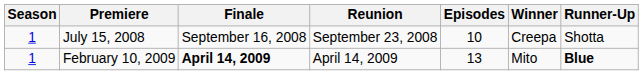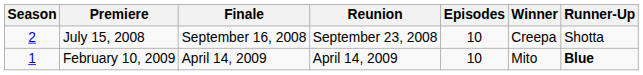(32, 37) 1 -> (32, 37) 2
(226, 59) bold -> (224, 59) normal
(474, 59) 13 -> (474, 59) 10
